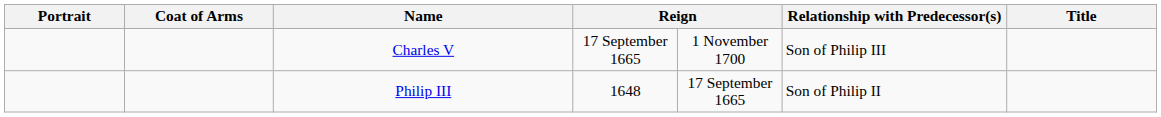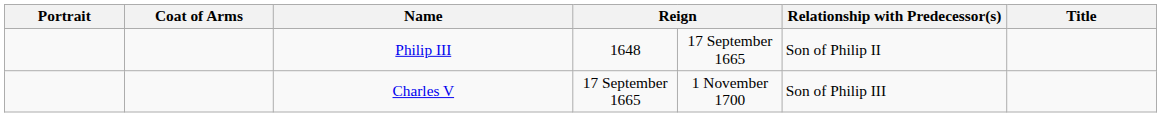rows swapped: (423, 91) <-> (423, 49)
